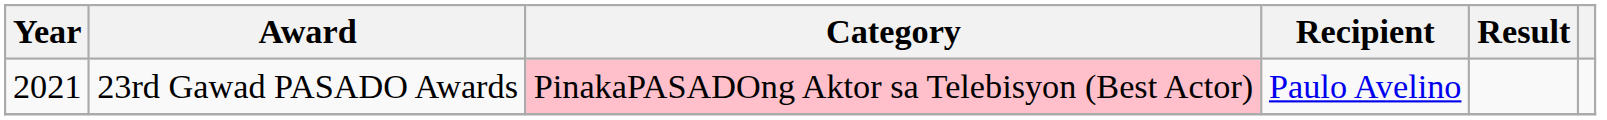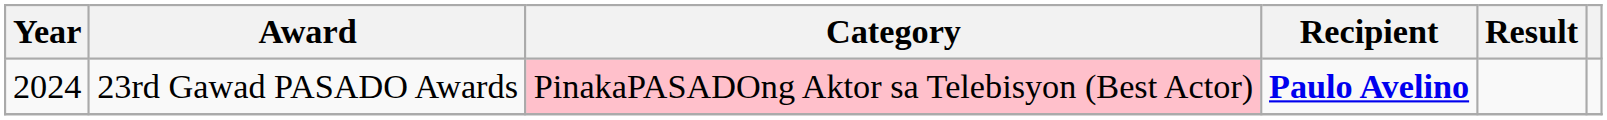(47, 85) 2021 -> (47, 85) 2024
(1365, 85) normal -> (1369, 85) bold
